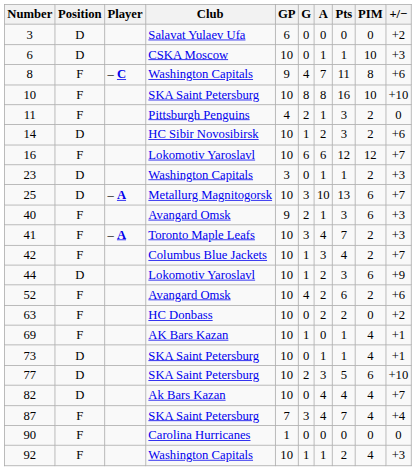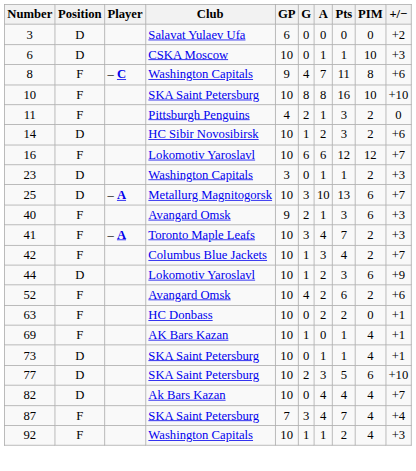(398, 315) +2 -> (398, 315) +1
- row: (30, 435)
